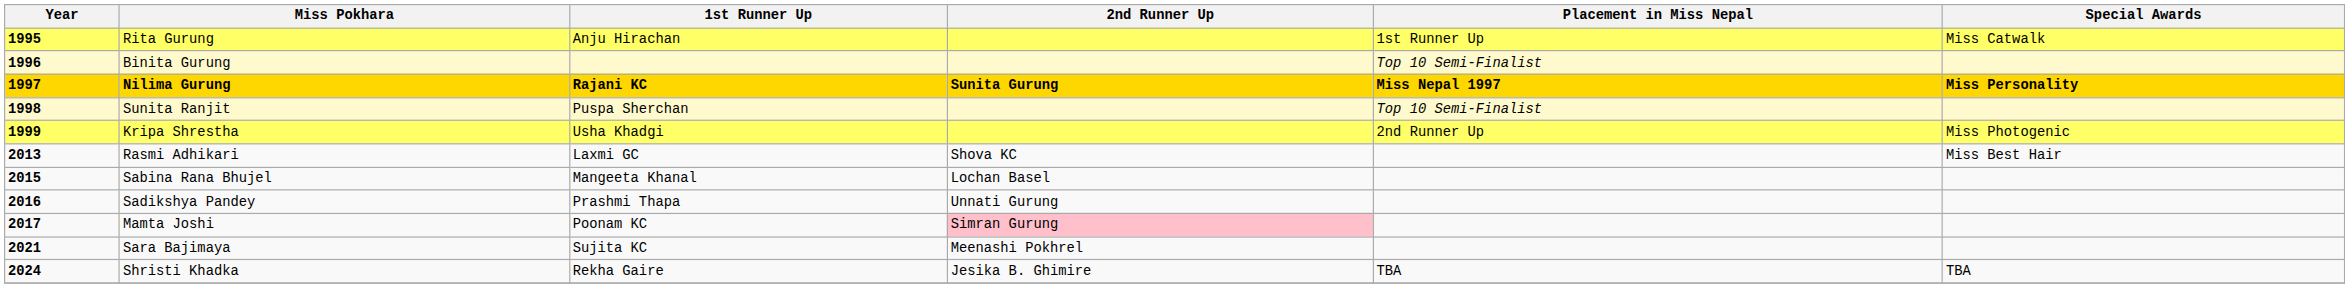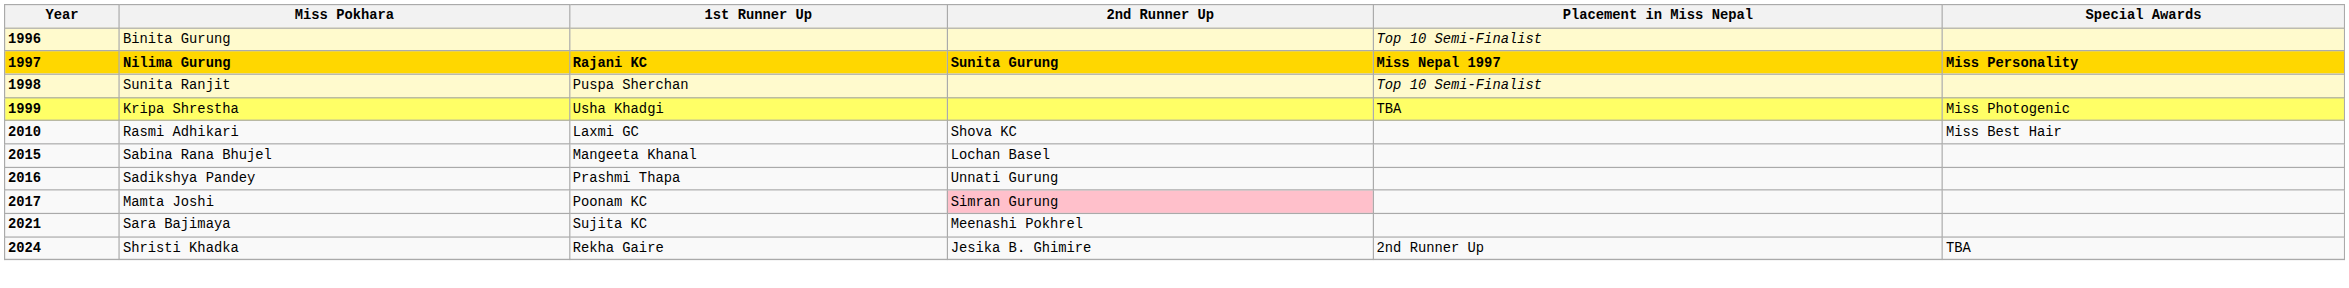- row: (168, 39)
(1430, 132) 2nd Runner Up -> (1389, 109) TBA
(24, 155) 2013 -> (24, 132) 2010
(1389, 271) TBA -> (1430, 248) 2nd Runner Up
